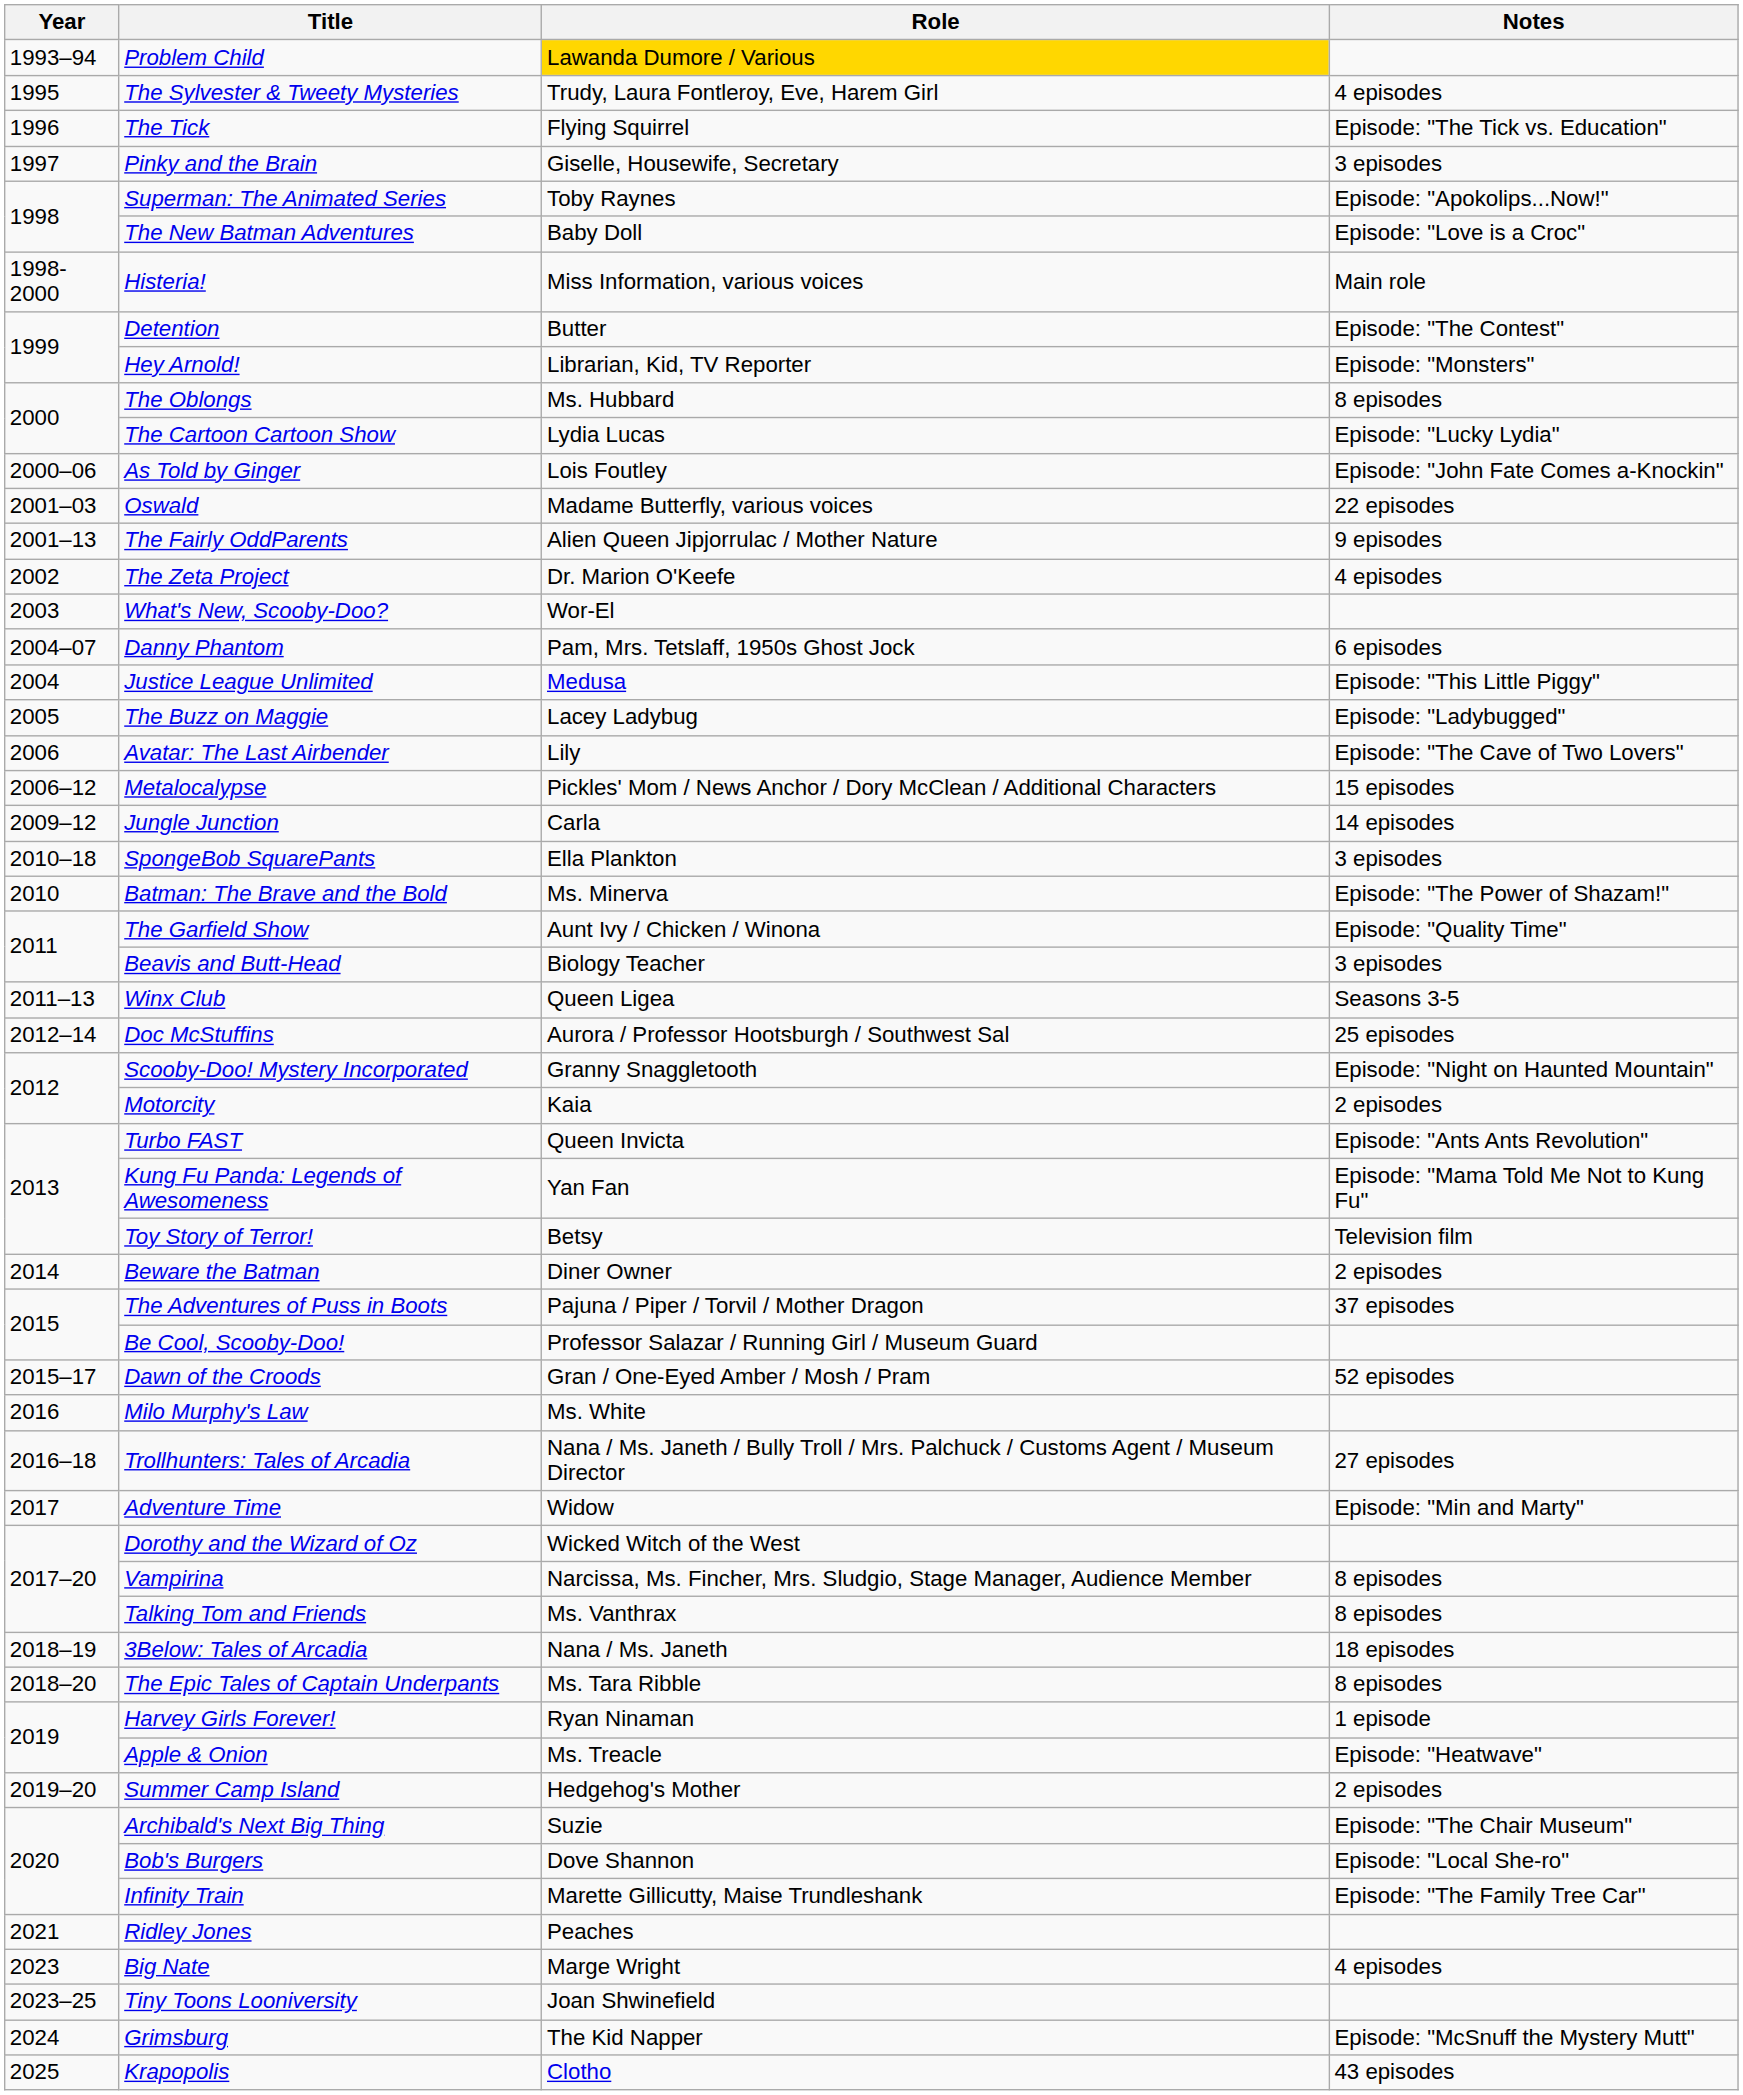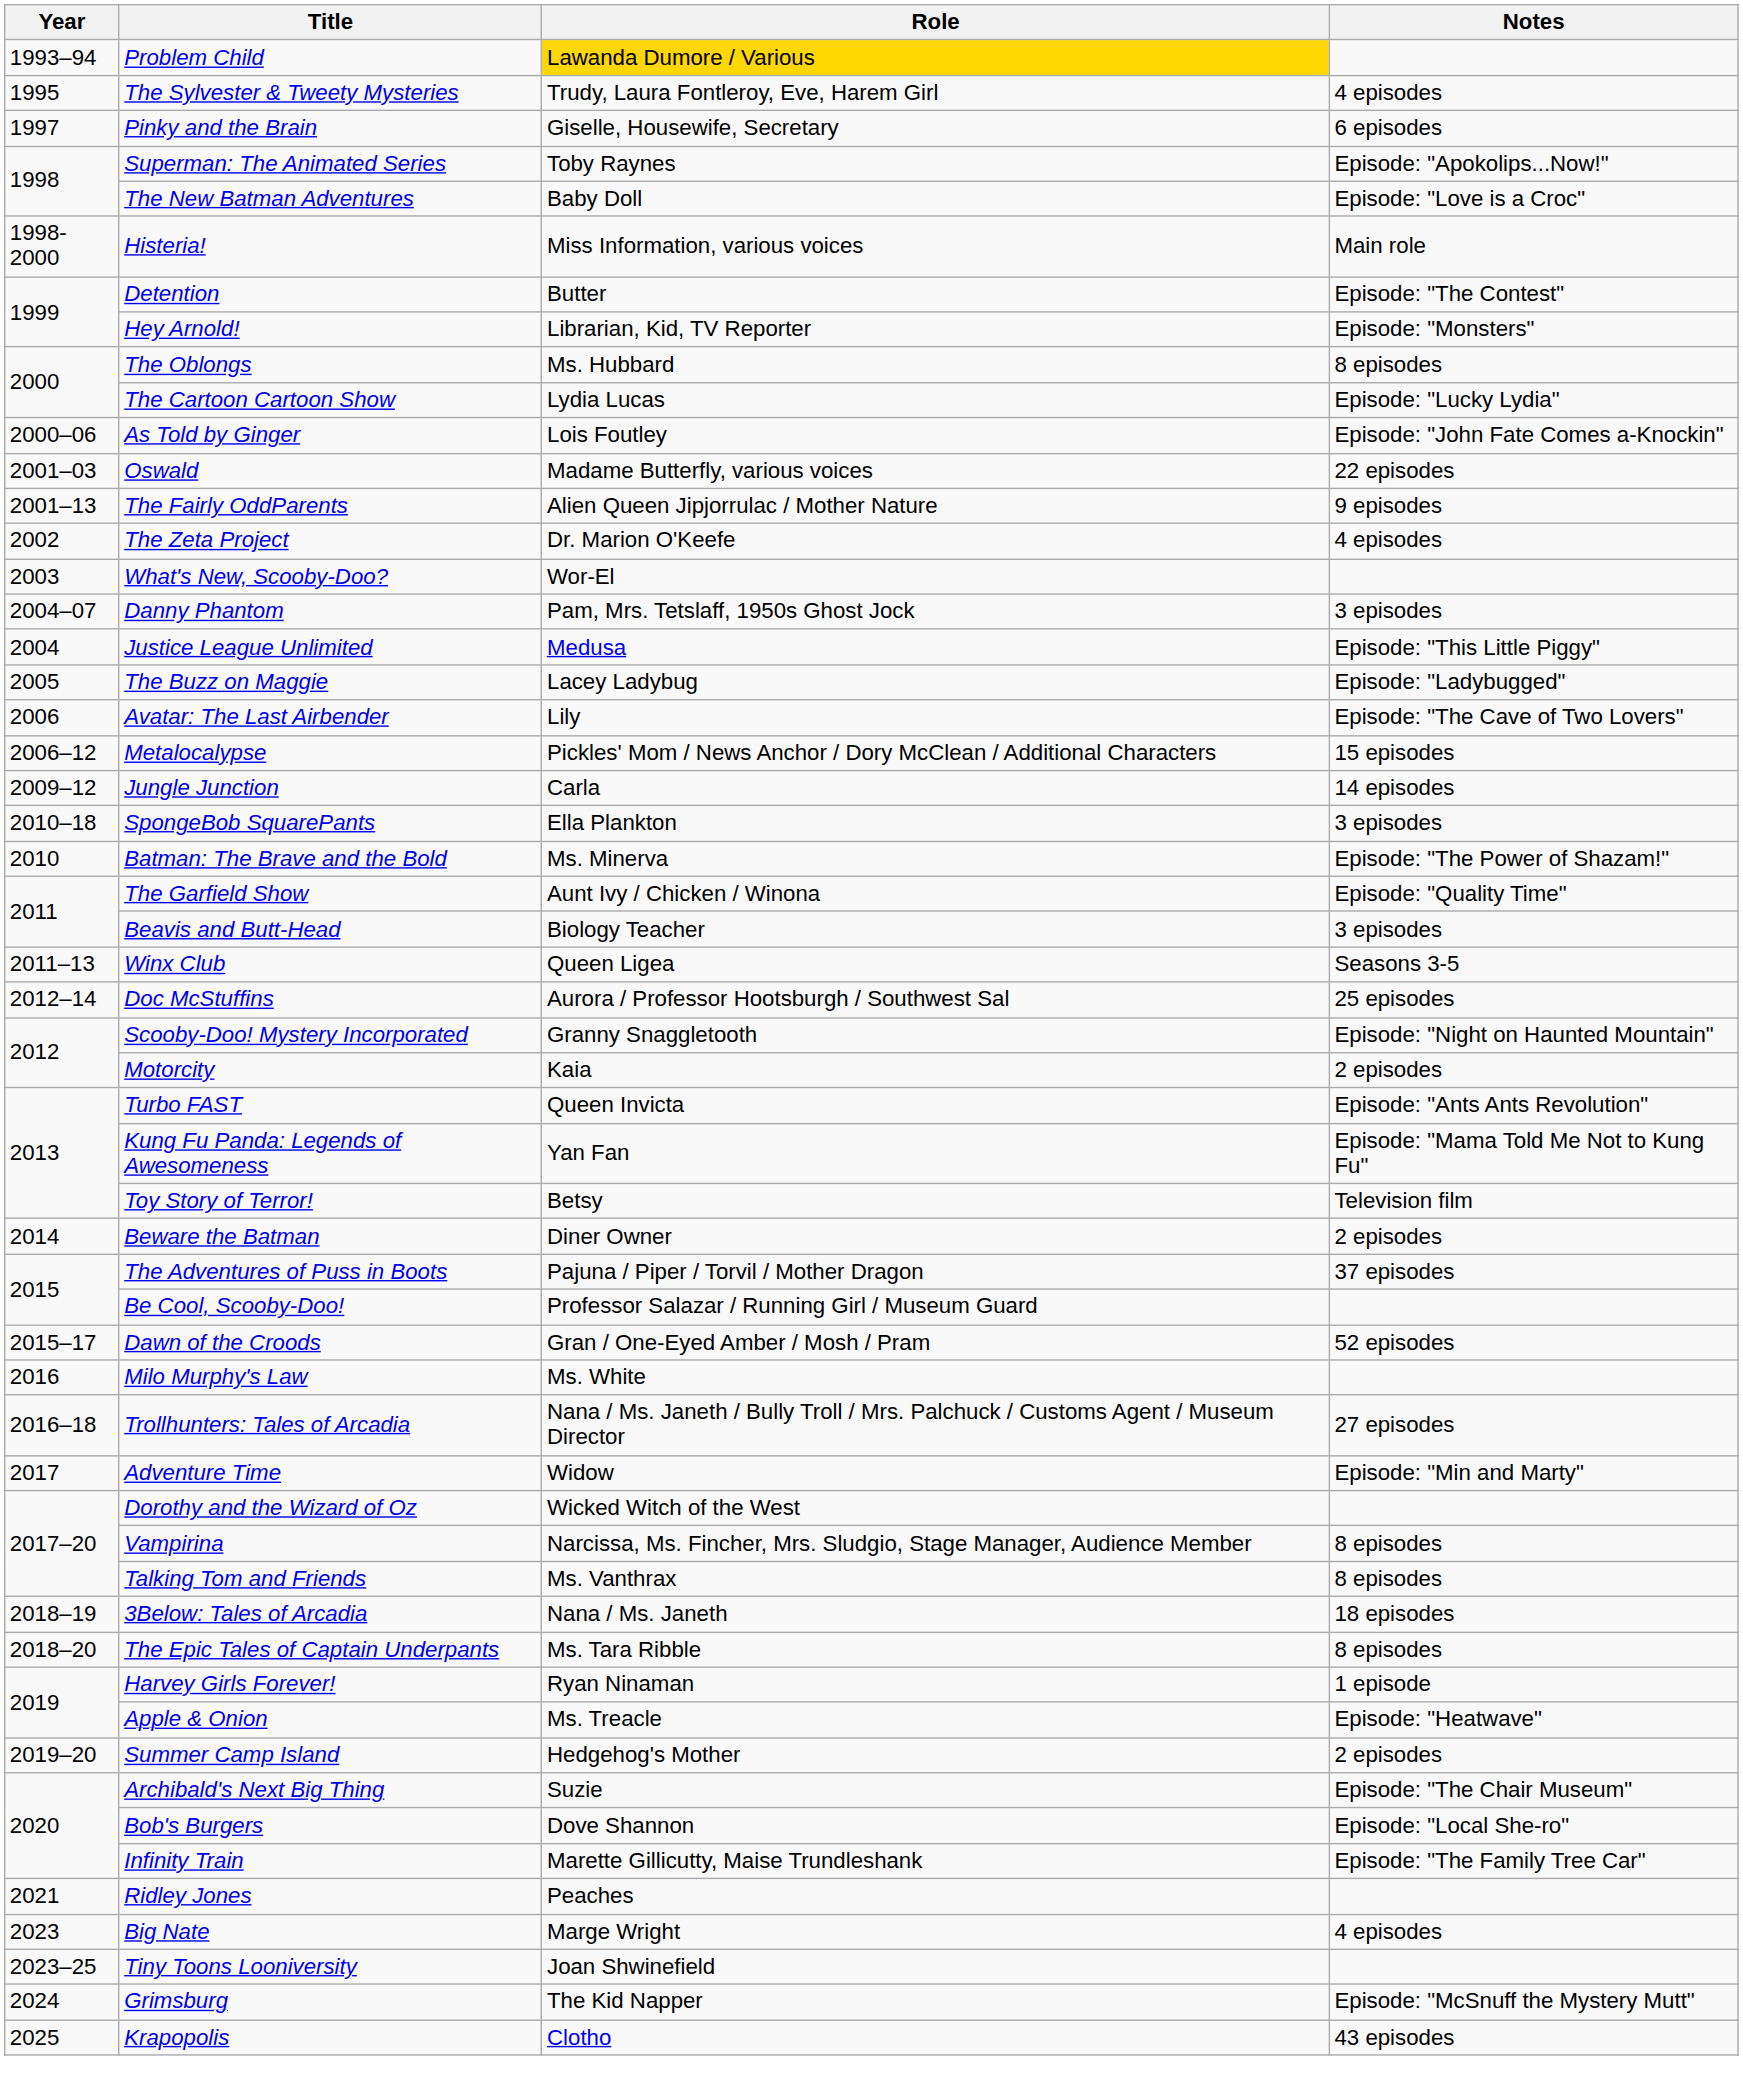- row: (167, 127)
(1388, 163) 3 episodes -> (1388, 127) 6 episodes
(1388, 646) 6 episodes -> (1388, 611) 3 episodes
